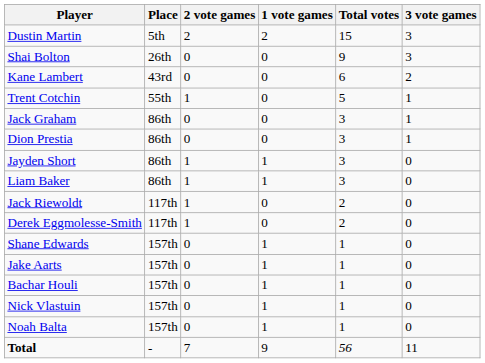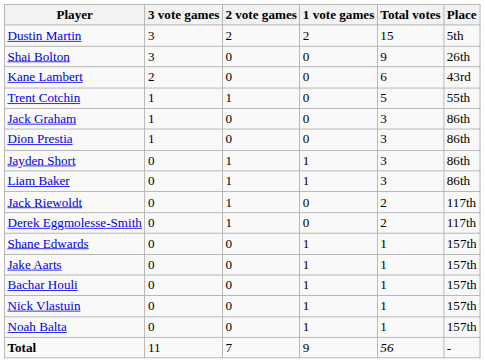columns swapped: (441, 14) <-> (163, 14)
